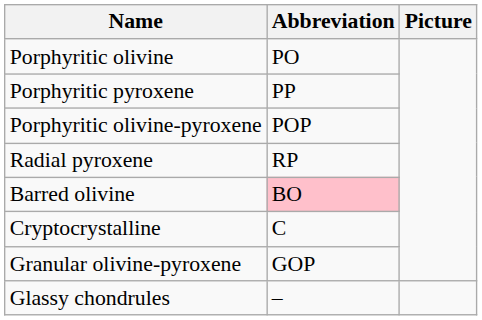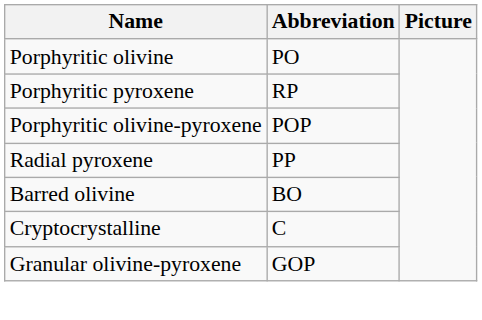(284, 90) PP -> (285, 90) RP
(285, 159) RP -> (284, 159) PP
(287, 194) pink background -> (287, 194) no background
- row: (90, 297)
